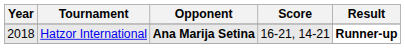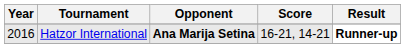(21, 34) 2018 -> (21, 34) 2016
